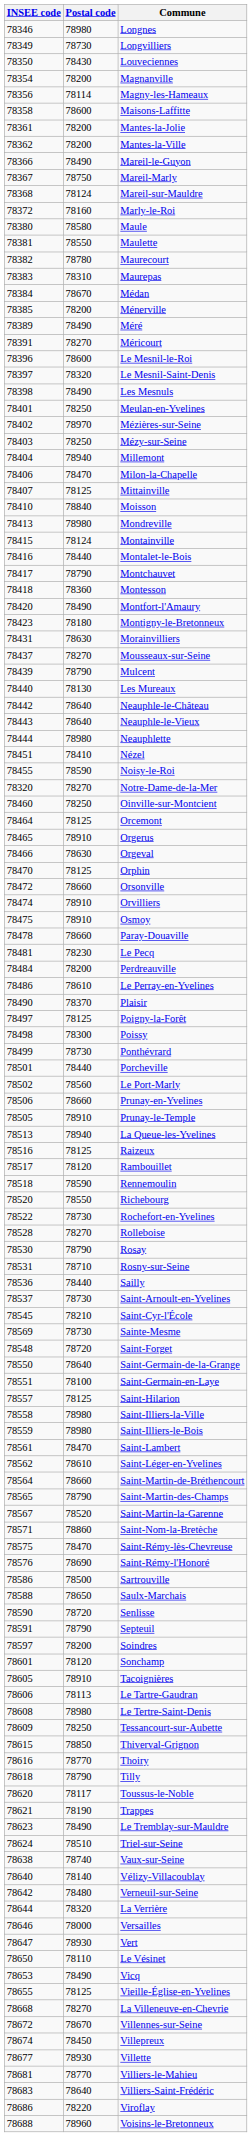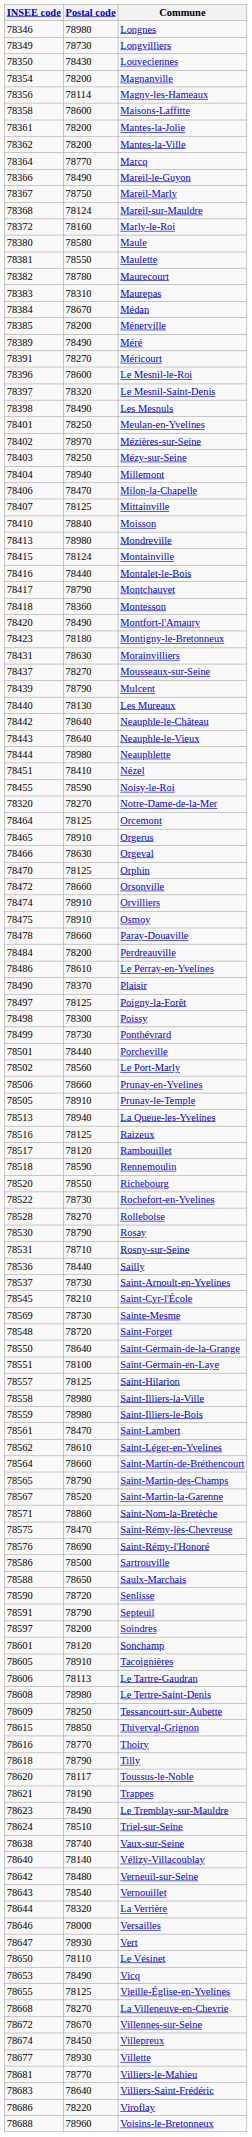+ row: (134, 161)
- row: (168, 804)
- row: (137, 952)
+ row: (143, 1893)
